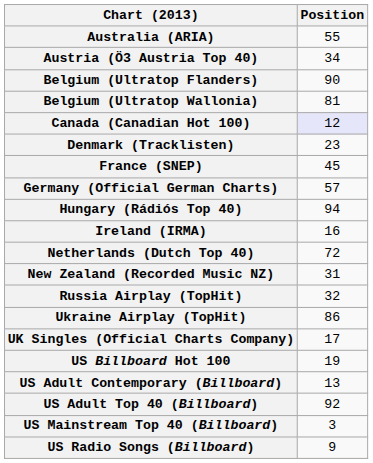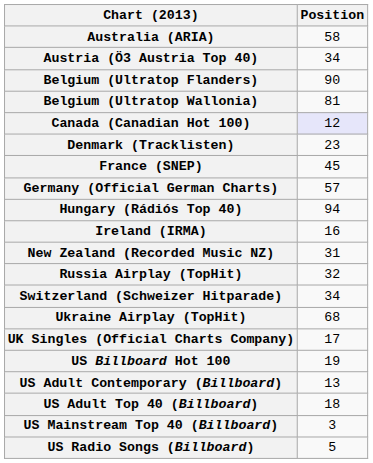(332, 37) 55 -> (332, 37) 58
- row: (151, 253)
+ row: (151, 296)
(332, 318) 86 -> (332, 318) 68
(332, 404) 92 -> (332, 404) 18
(332, 448) 9 -> (332, 448) 5
